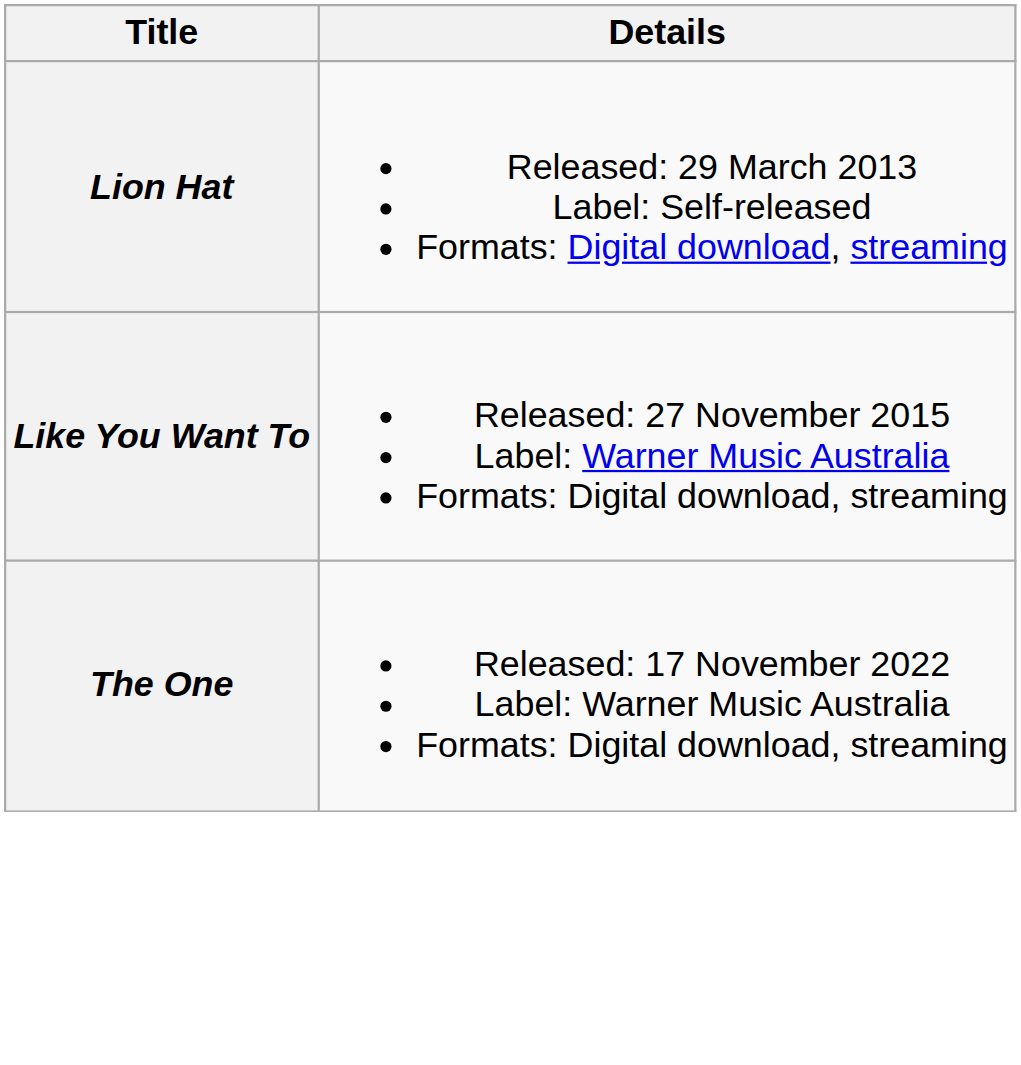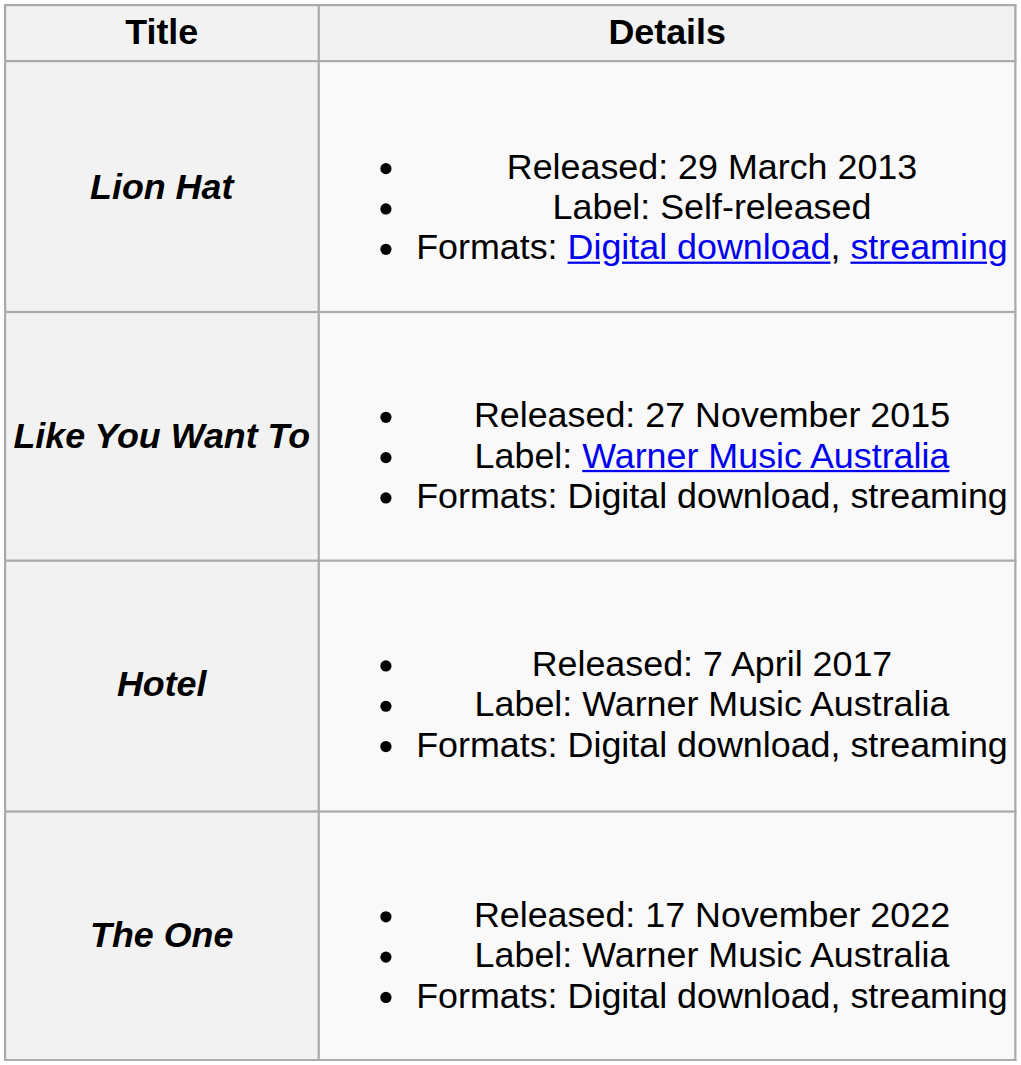+ row: (162, 685)
